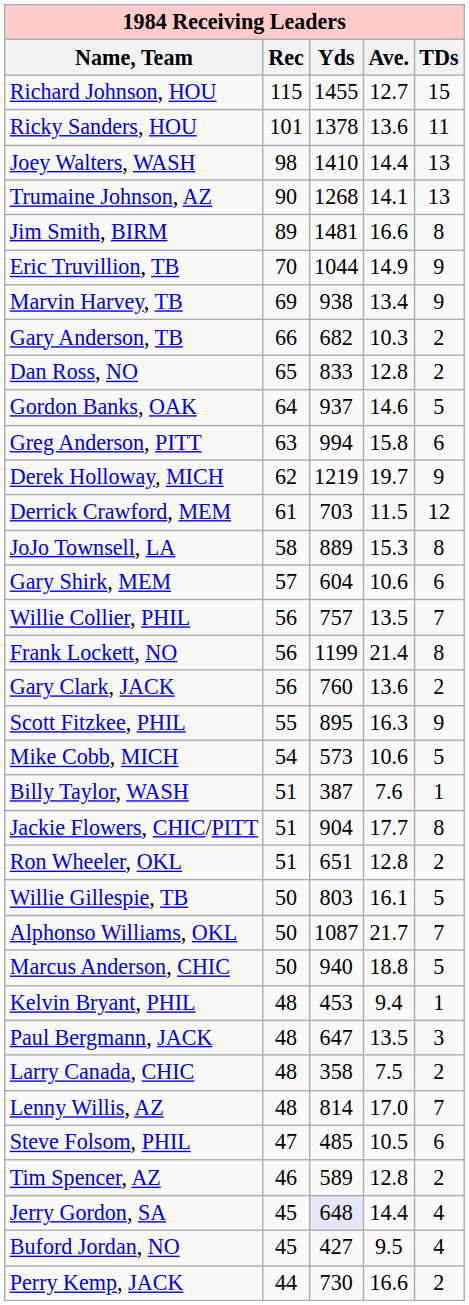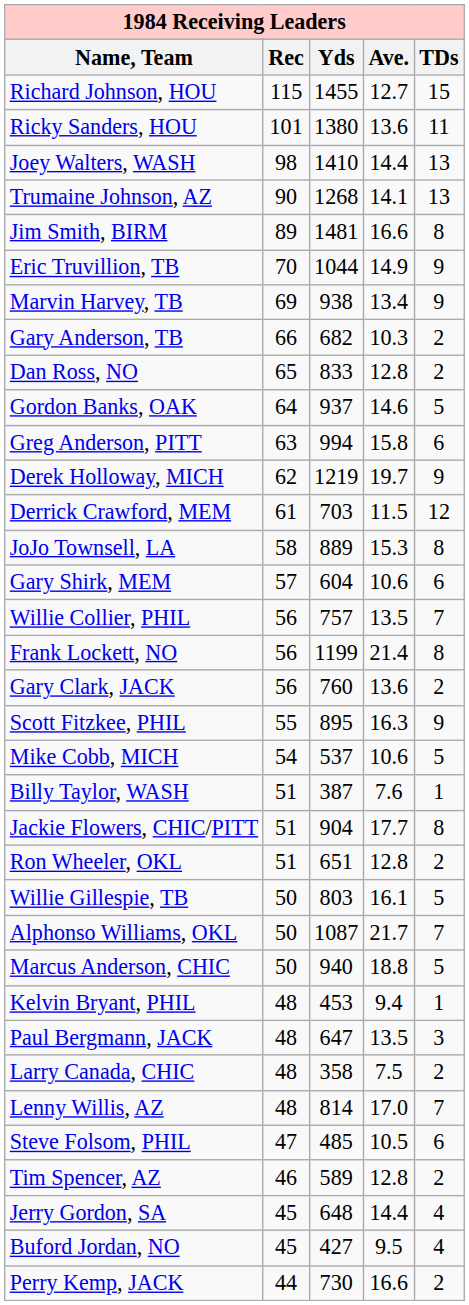(336, 127) 1378 -> (336, 127) 1380
(336, 757) 573 -> (336, 757) 537
(336, 1212) lavender background -> (336, 1212) no background
